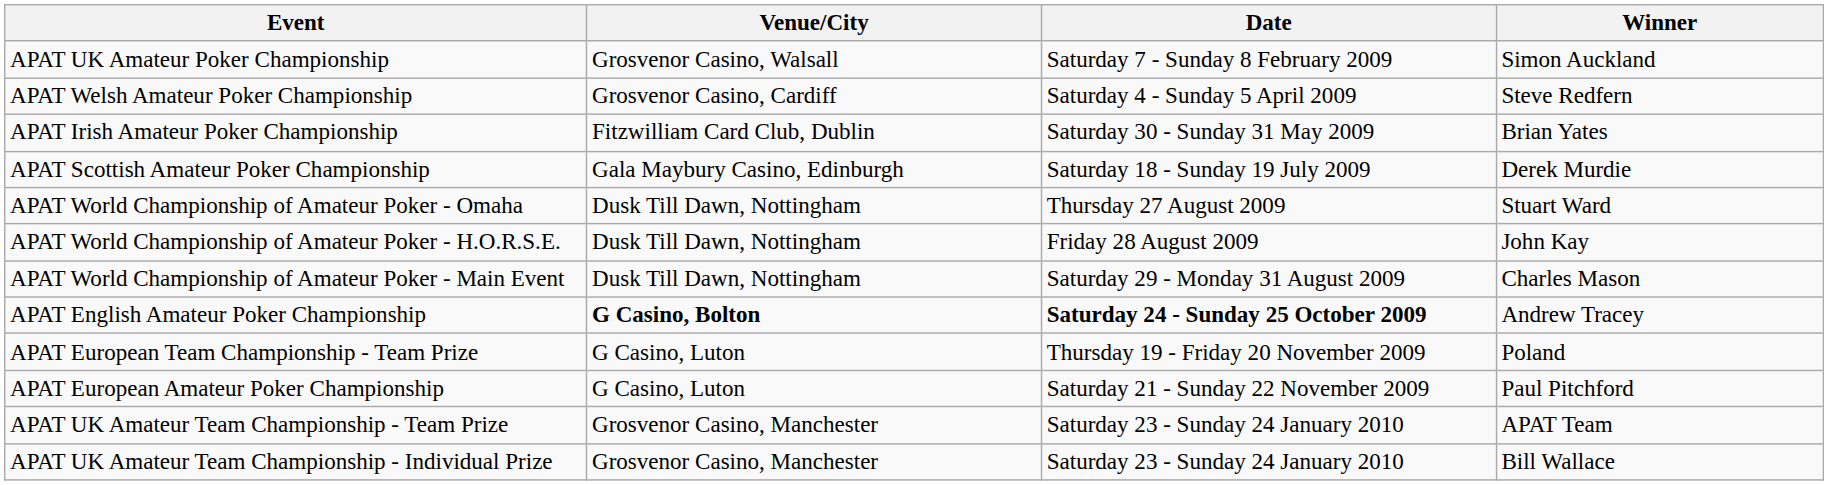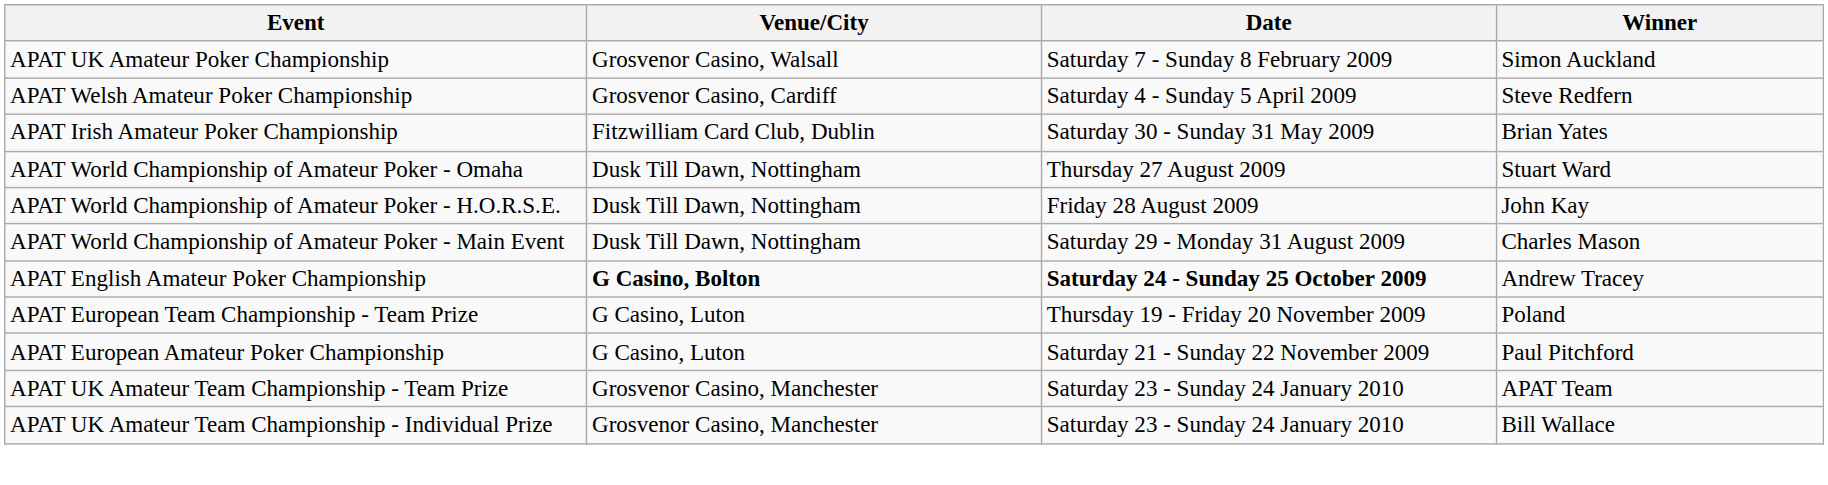- row: (220, 168)
